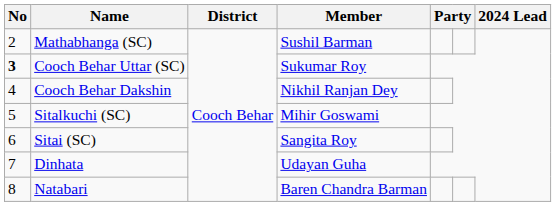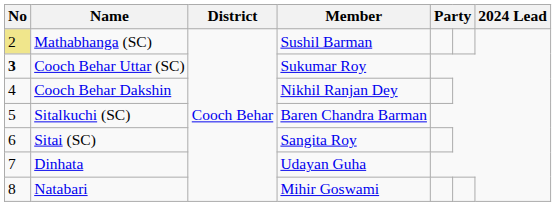(12, 41) no background -> (12, 41) khaki background
(330, 115) Mihir Goswami -> (354, 115) Baren Chandra Barman
(354, 189) Baren Chandra Barman -> (330, 189) Mihir Goswami
